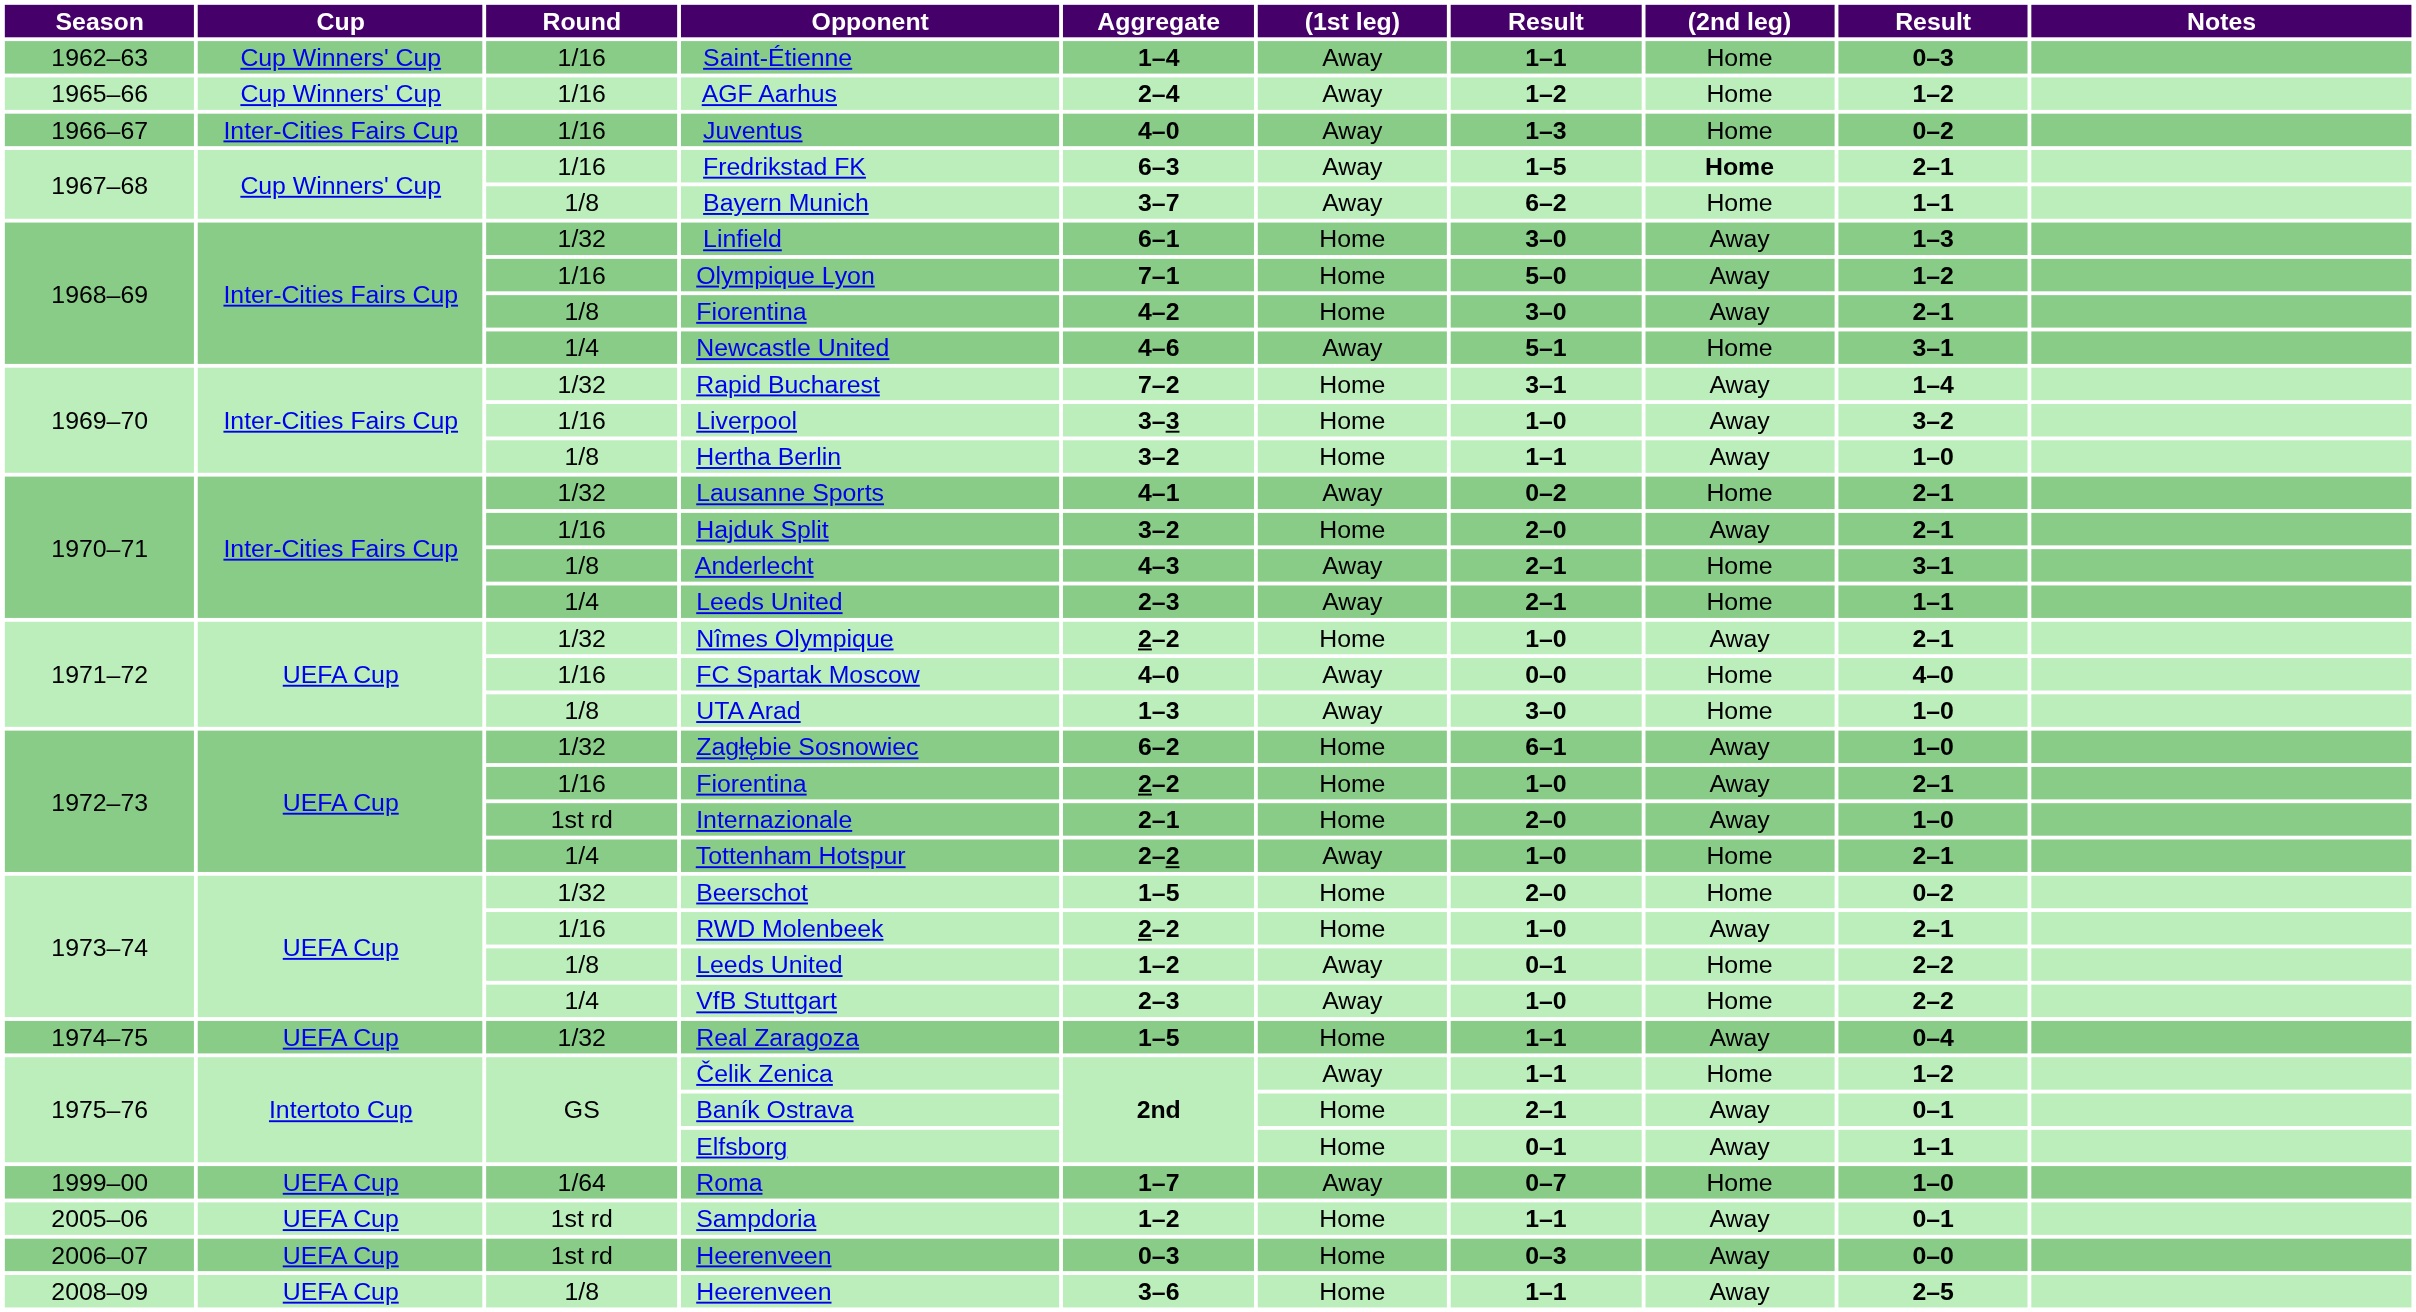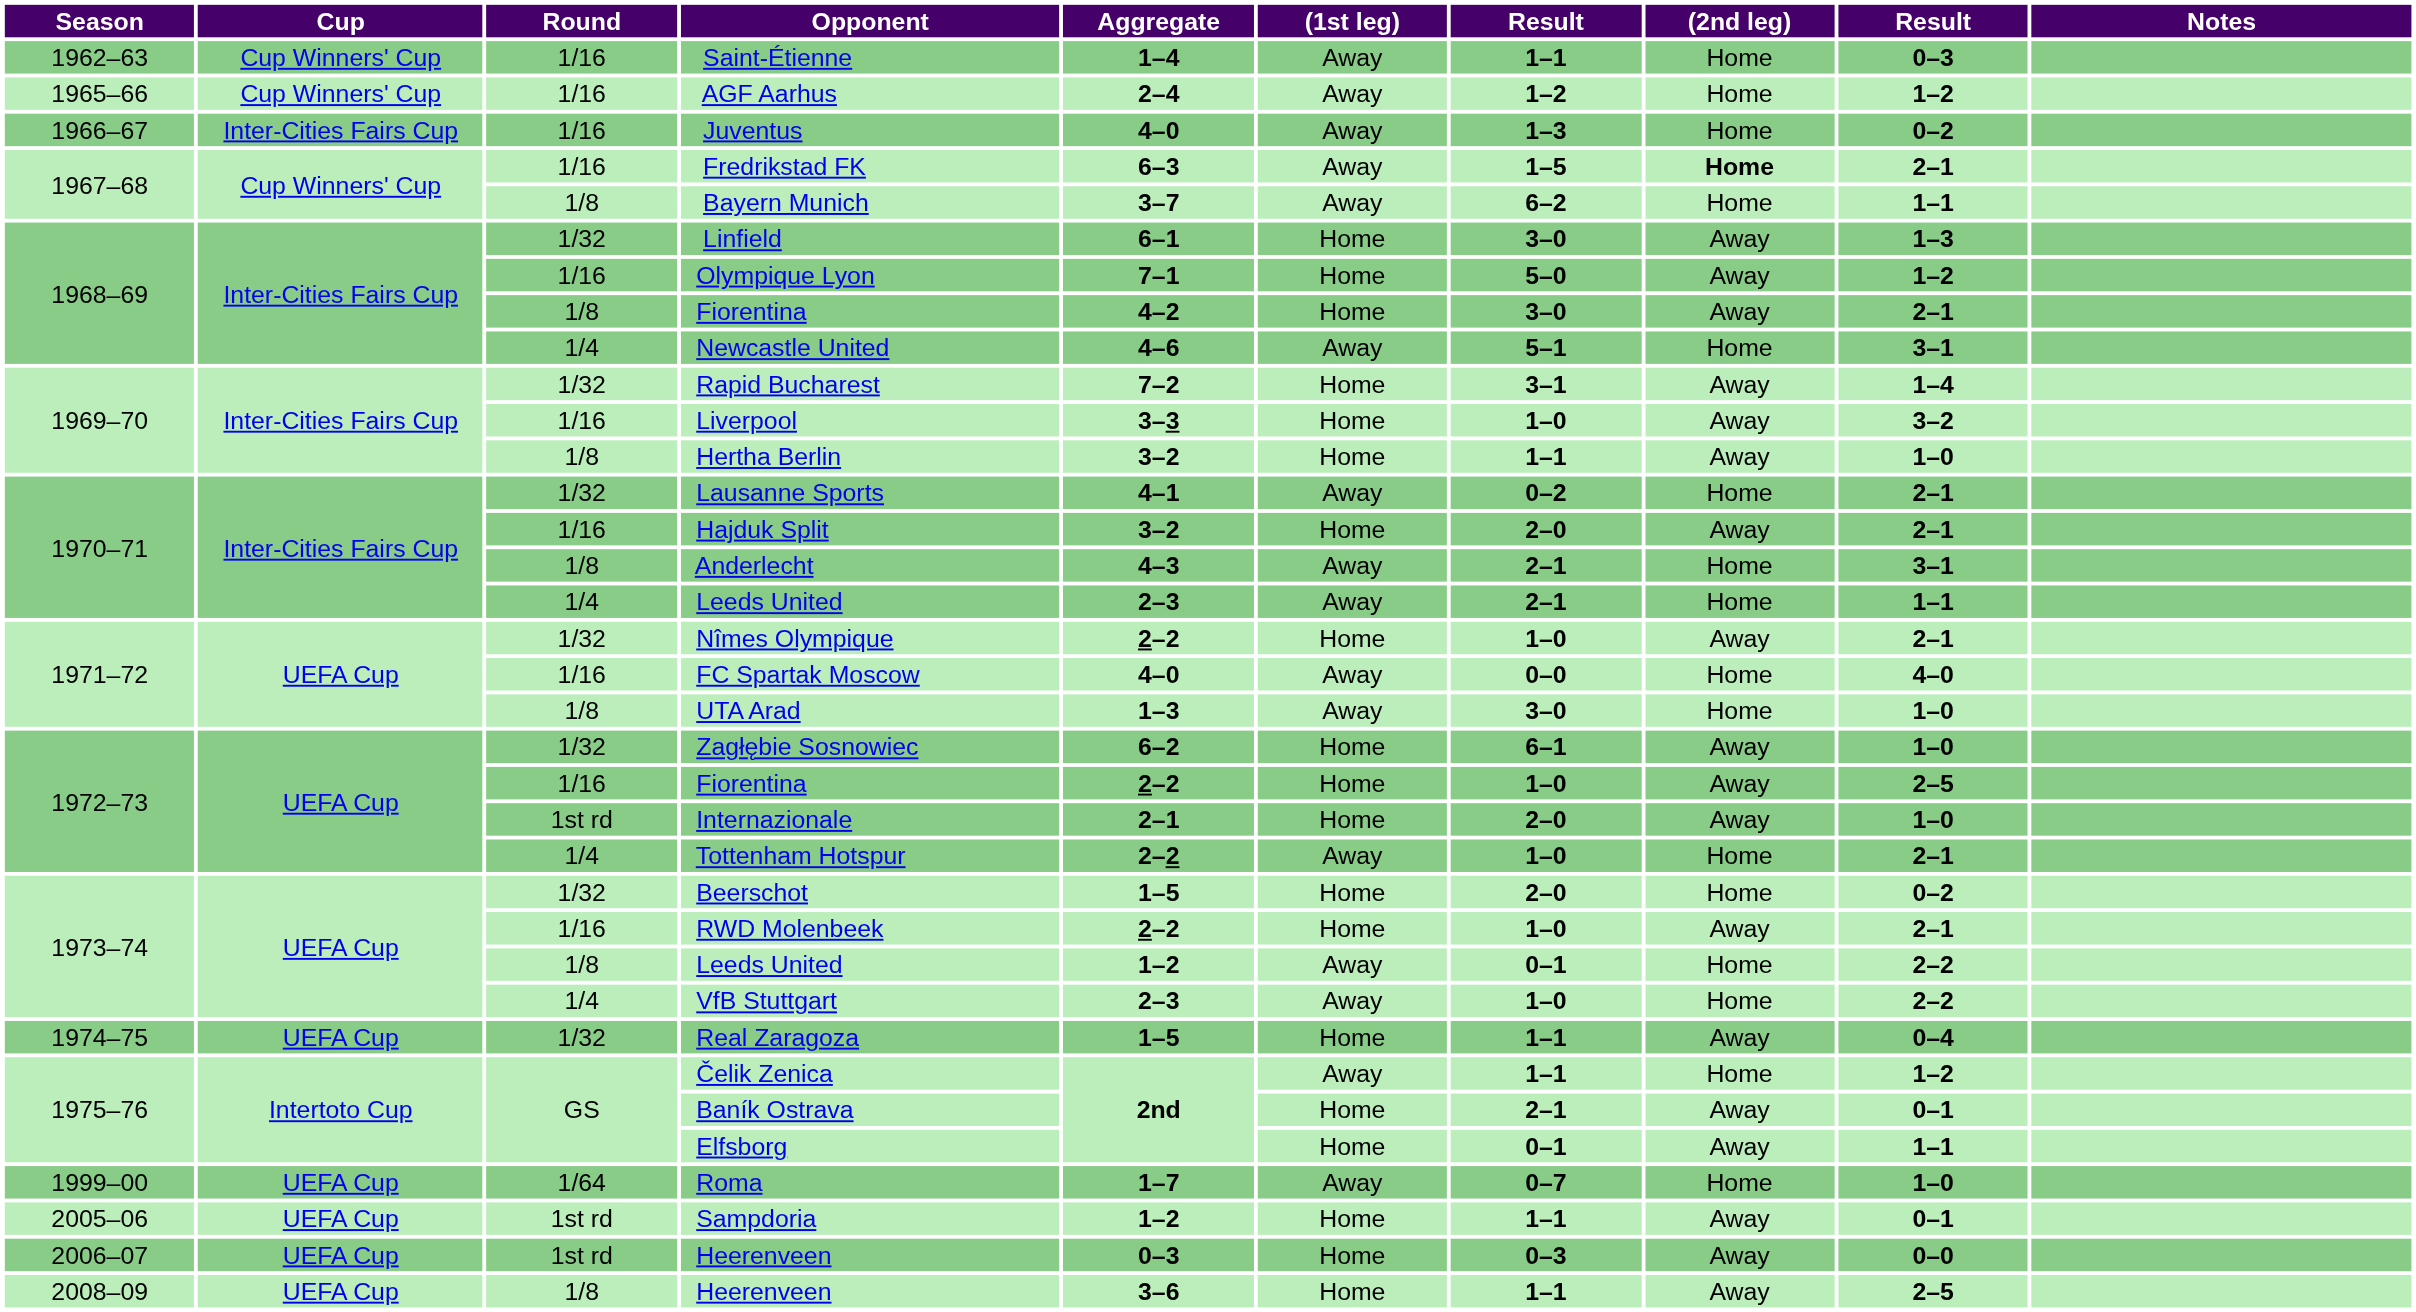(1933, 783) 2–1 -> (1933, 783) 2–5
